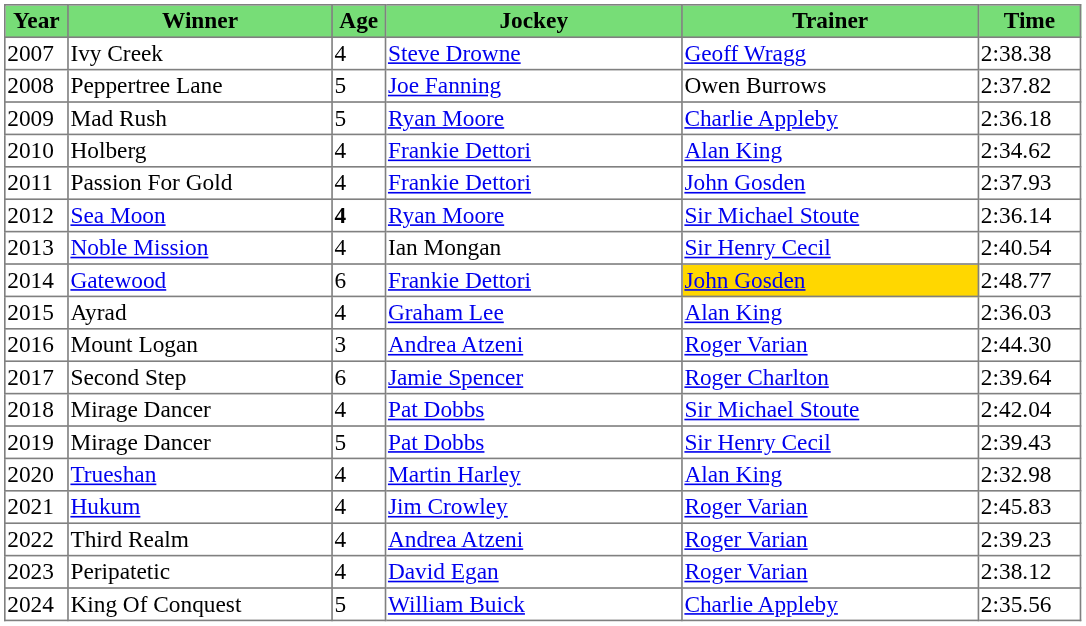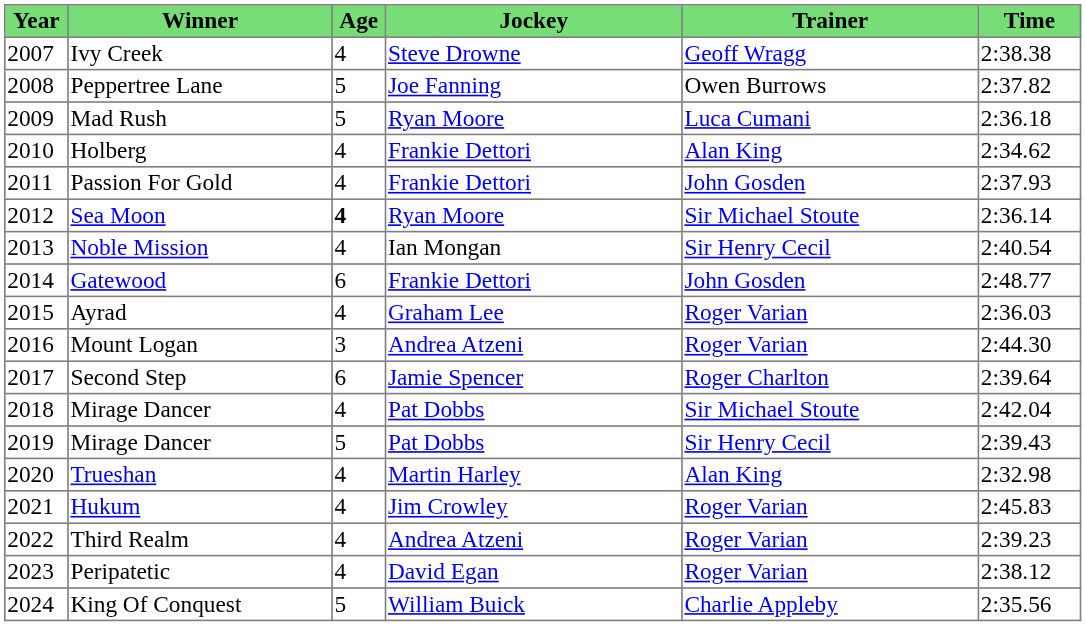(761, 117) Charlie Appleby -> (748, 117) Luca Cumani
(745, 279) gold background -> (745, 279) no background
(733, 312) Alan King -> (746, 312) Roger Varian
